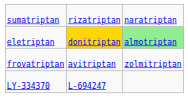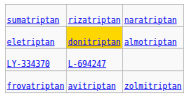(150, 42) lightgreen background -> (150, 42) no background
rows swapped: (36, 64) <-> (28, 86)
